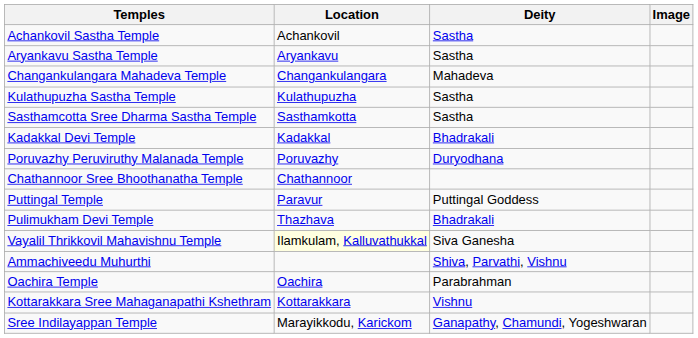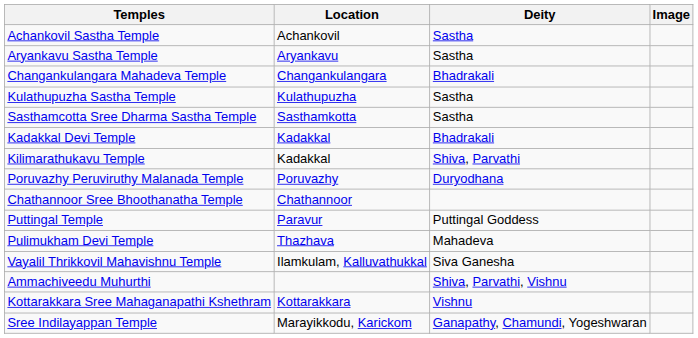(463, 76) Mahadeva -> (463, 76) Bhadrakali
+ row: (76, 158)
(463, 220) Bhadrakali -> (463, 240) Mahadeva
(352, 240) lightyellow background -> (352, 261) no background
- row: (53, 281)
